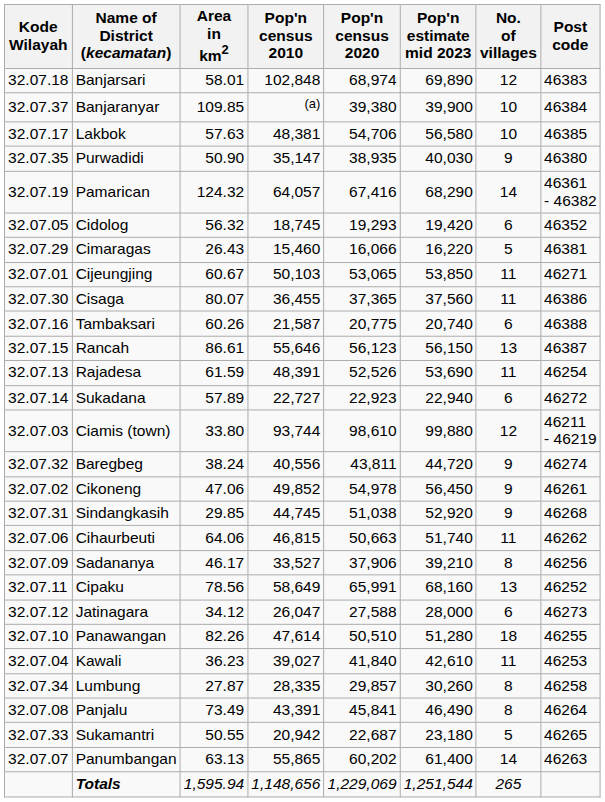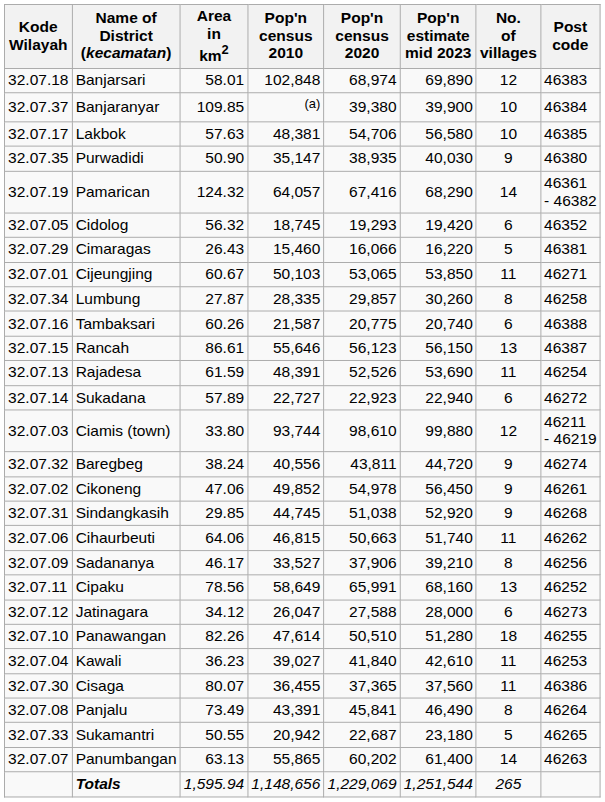rows swapped: (100, 299) <-> (108, 685)
